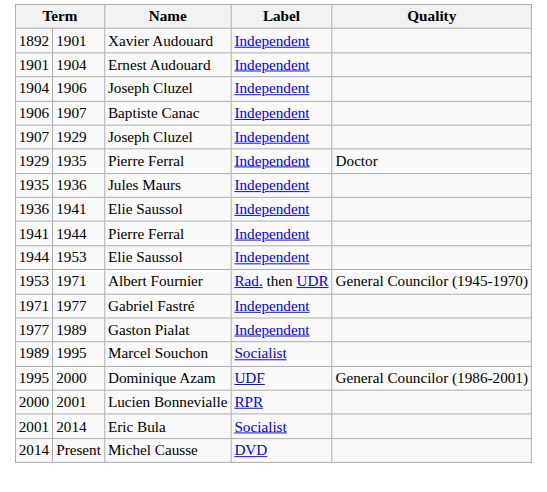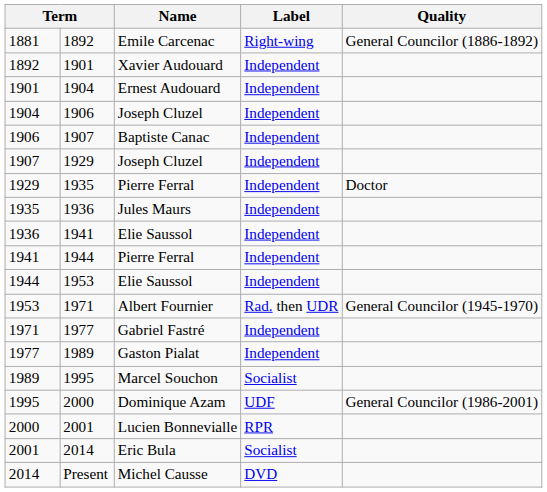+ row: (24, 40)
